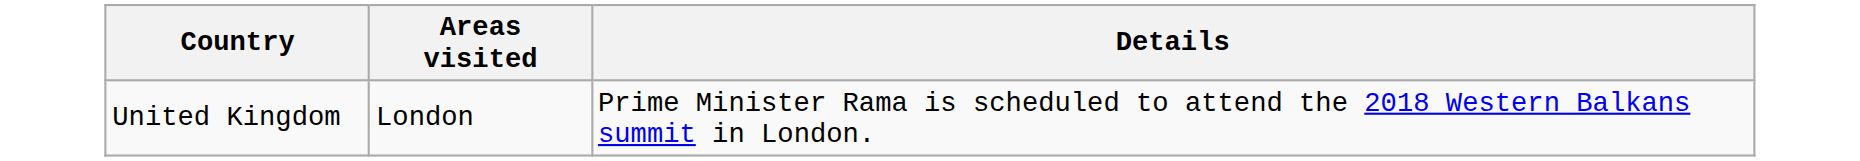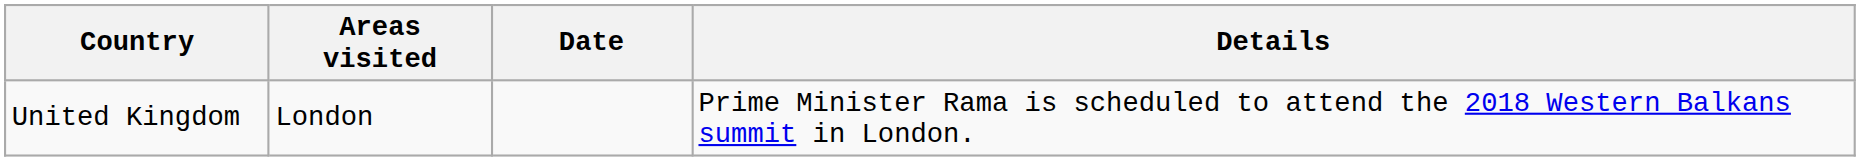+ column: (591, 43)
